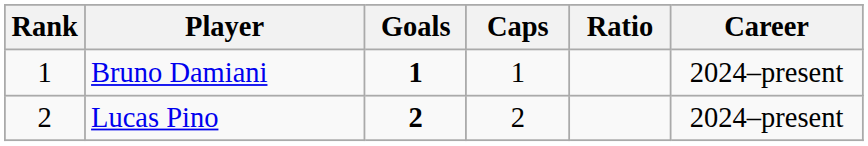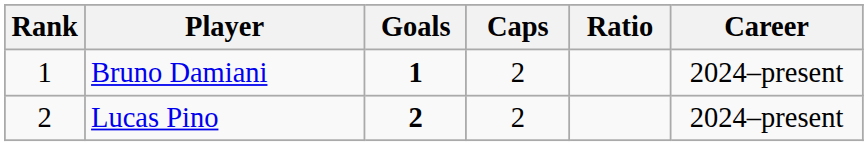(518, 72) 1 -> (518, 72) 2
